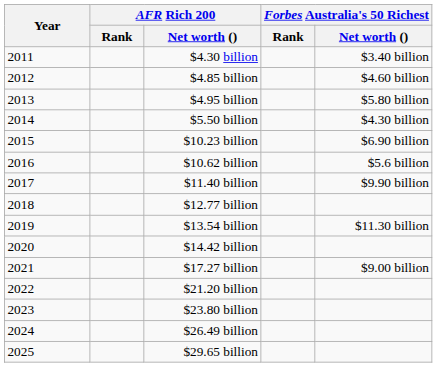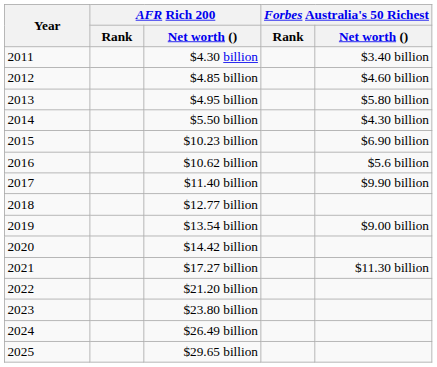(392, 225) $11.30 billion -> (395, 225) $9.00 billion
(395, 267) $9.00 billion -> (392, 267) $11.30 billion
